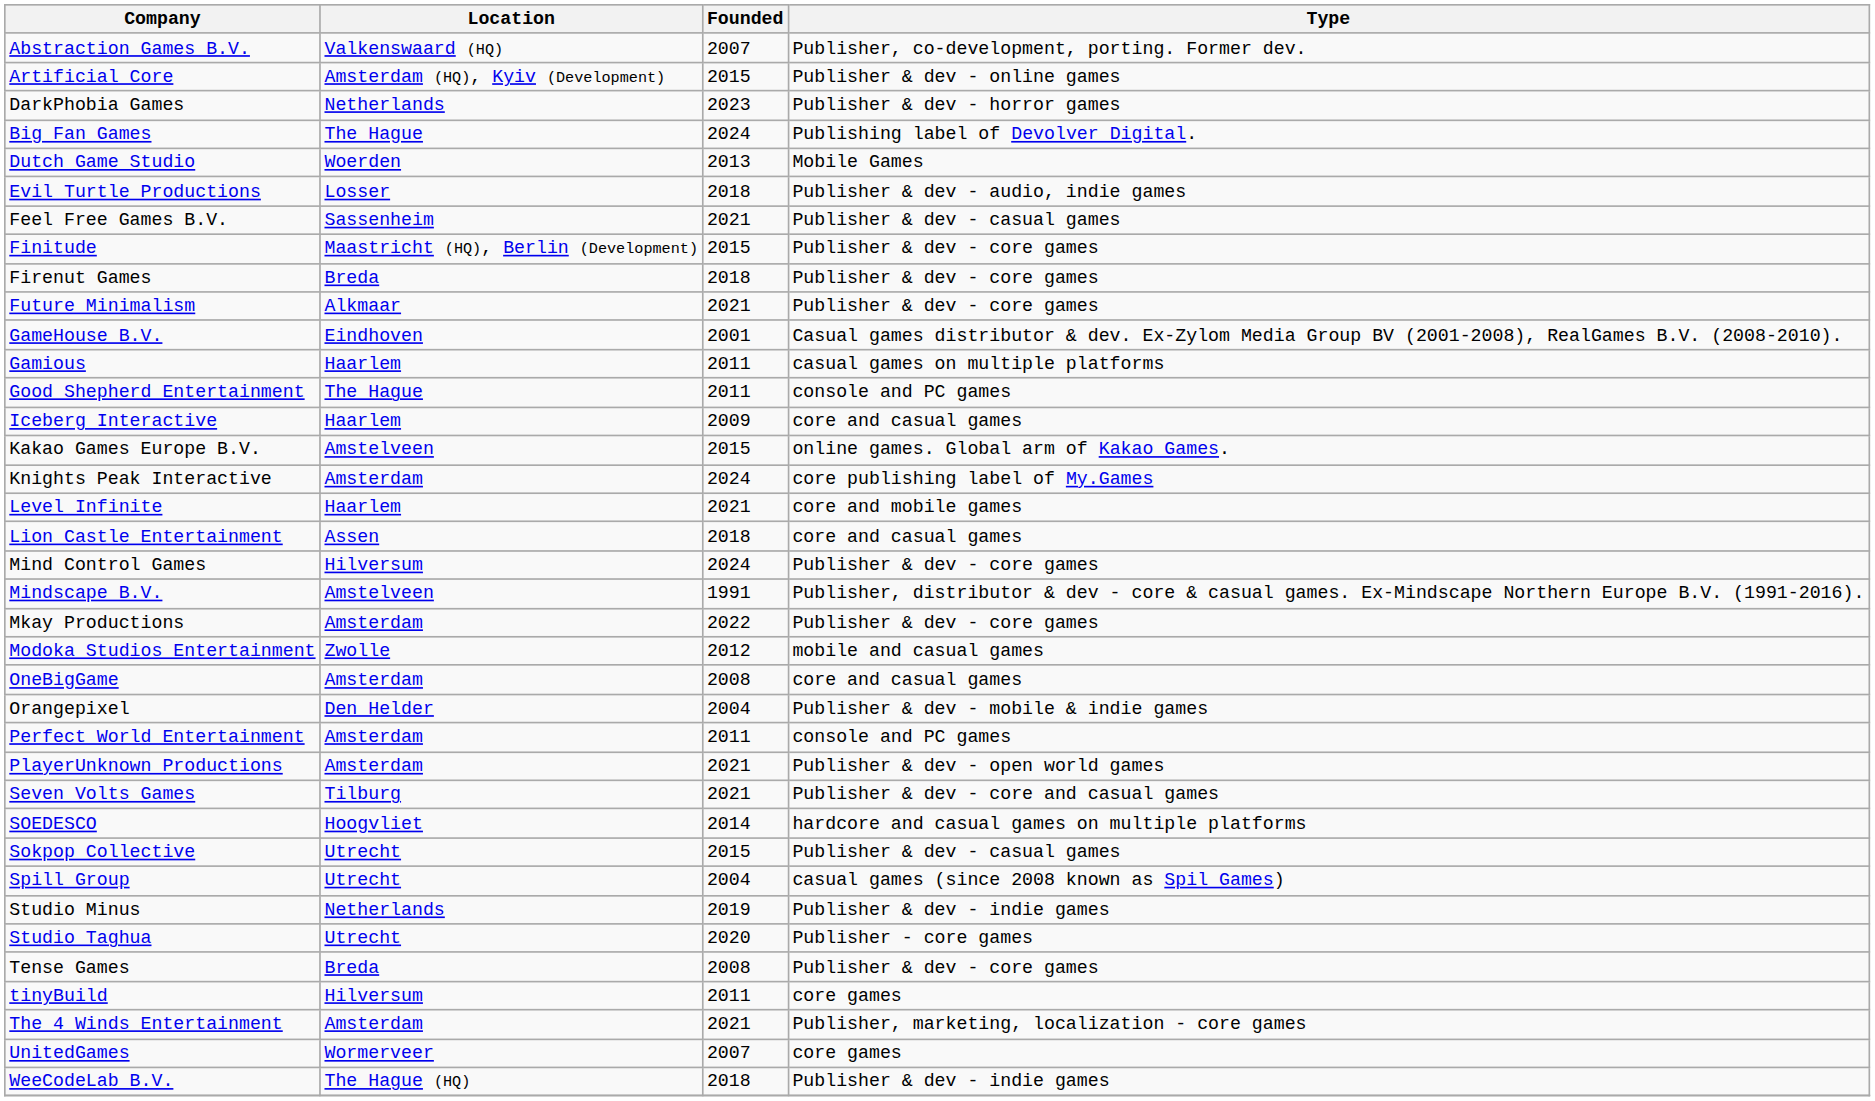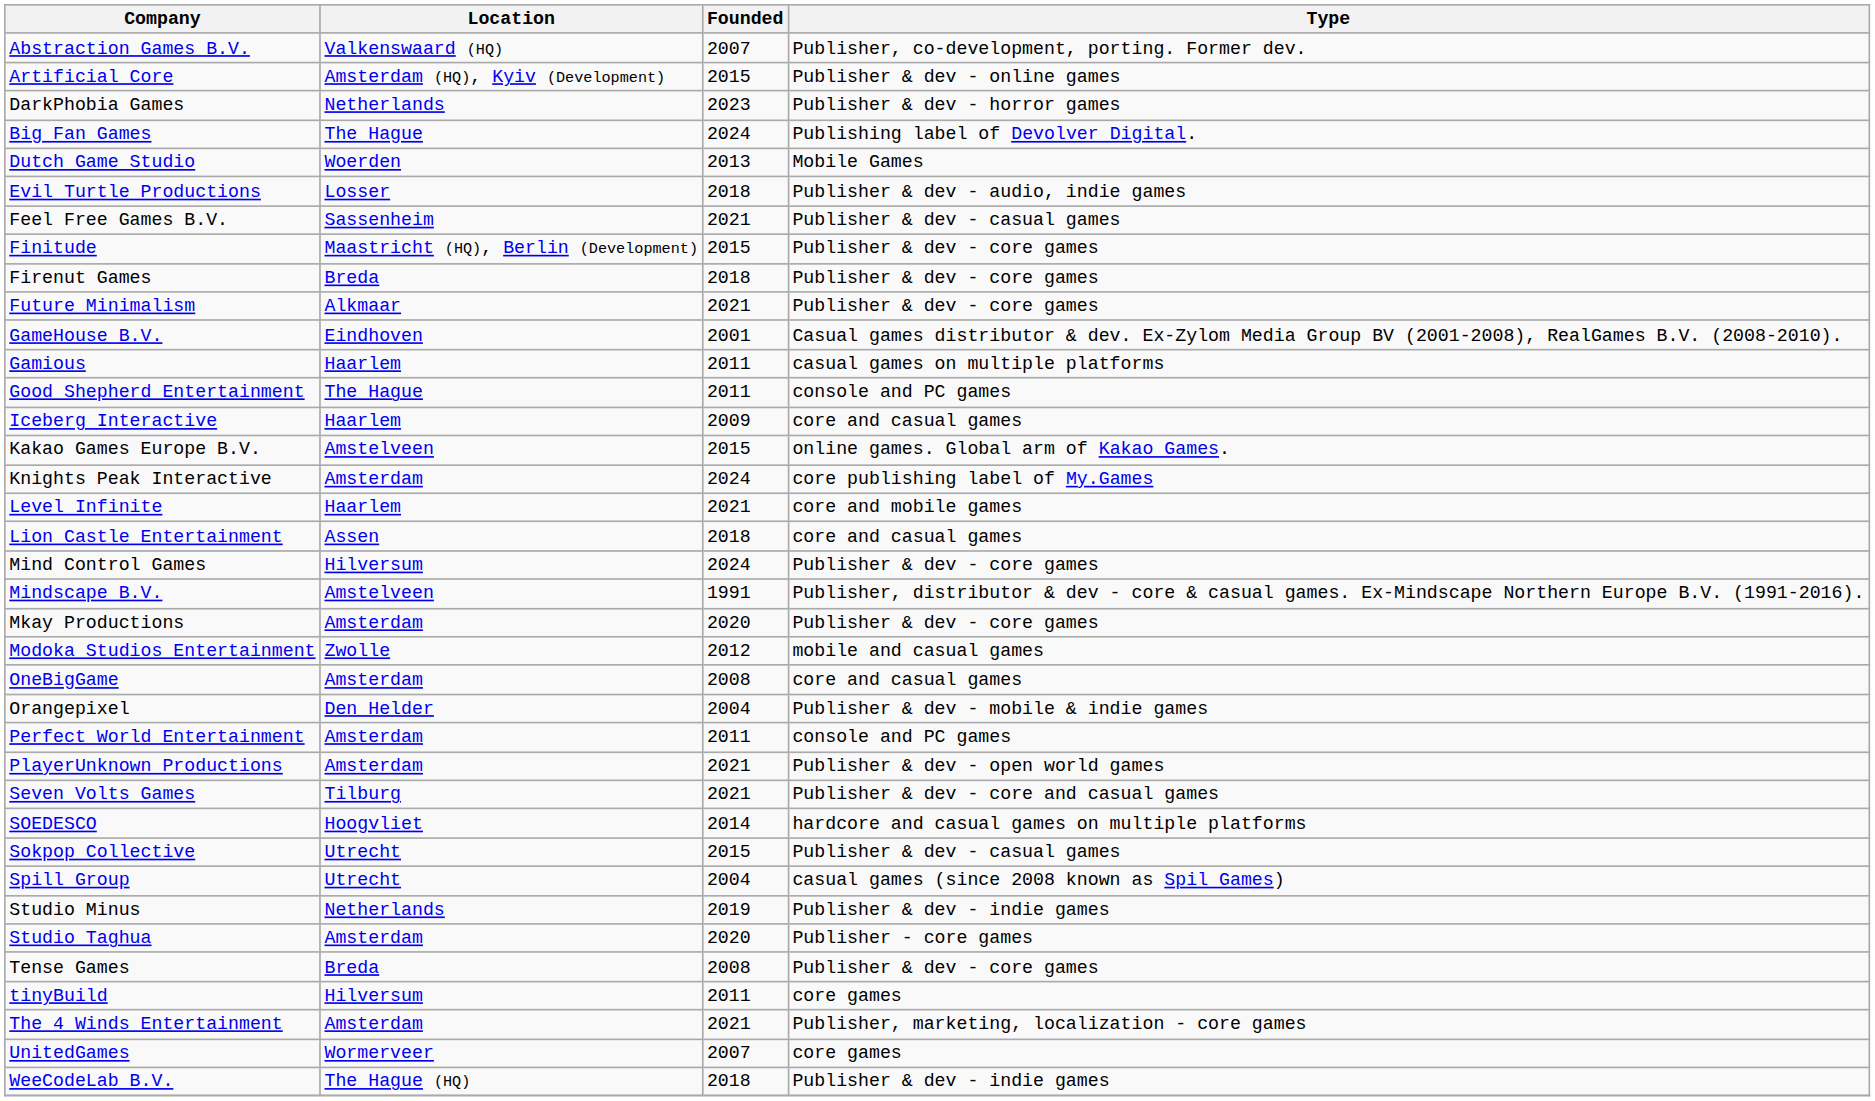(729, 622) 2022 -> (729, 622) 2020
(363, 938) Utrecht -> (374, 938) Amsterdam
